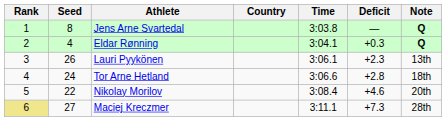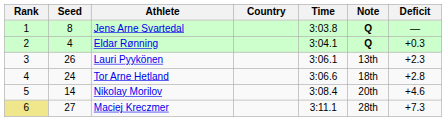columns swapped: (374, 12) <-> (421, 12)
(70, 92) 22 -> (70, 92) 14
